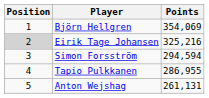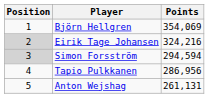(182, 41) 325,216 -> (182, 41) 324,216
(28, 56) no background -> (28, 56) lightgrey background
(182, 71) 286,955 -> (182, 71) 286,956
